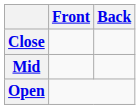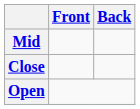rows swapped: (26, 41) <-> (26, 66)
